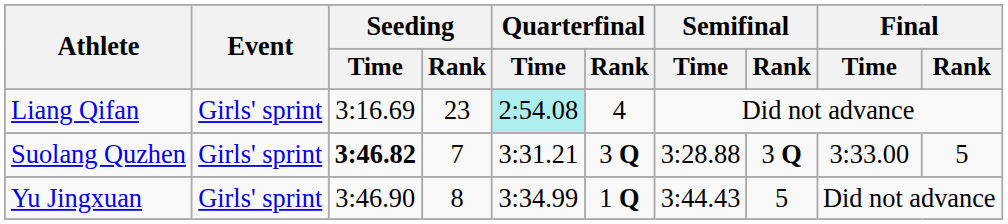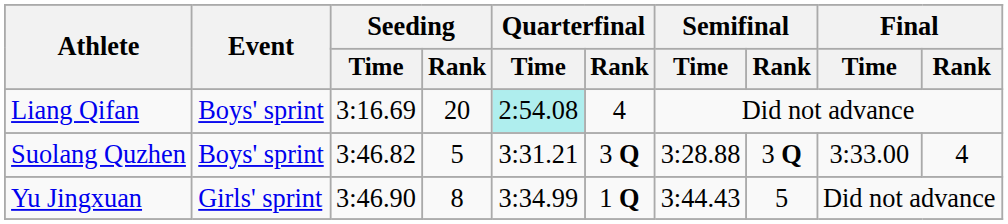(260, 111) Girls' sprint -> (261, 111) Boys' sprint
(457, 111) 23 -> (457, 111) 20
(260, 154) Girls' sprint -> (261, 154) Boys' sprint
(375, 154) bold -> (376, 154) normal
(457, 154) 7 -> (457, 154) 5
(962, 154) 5 -> (962, 154) 4
